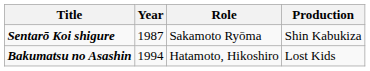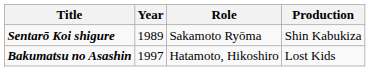(150, 35) 1987 -> (150, 35) 1989
(150, 55) 1994 -> (150, 55) 1997
